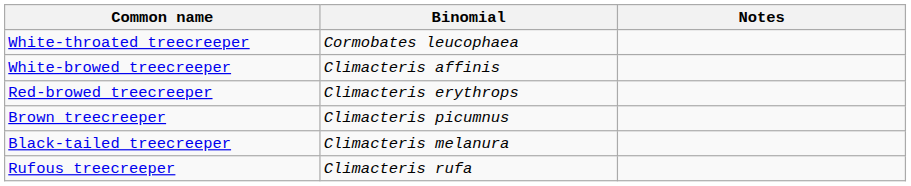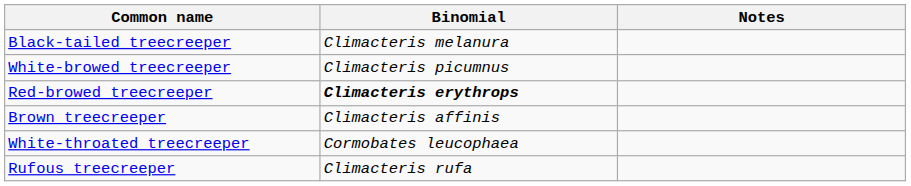rows swapped: (129, 42) <-> (120, 143)
(412, 68) Climacteris affinis -> (417, 68) Climacteris picumnus
(421, 93) normal -> (421, 93) bold
(417, 118) Climacteris picumnus -> (412, 118) Climacteris affinis
